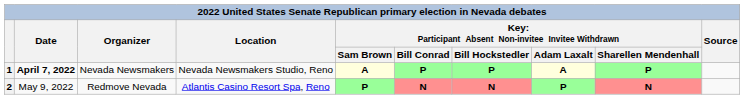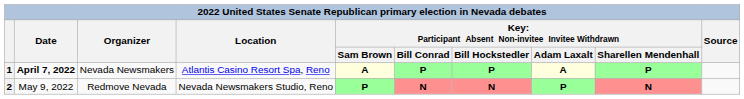(256, 70) Nevada Newsmakers Studio, Reno -> (256, 70) Atlantis Casino Resort Spa, Reno
(256, 86) Atlantis Casino Resort Spa, Reno -> (256, 86) Nevada Newsmakers Studio, Reno
